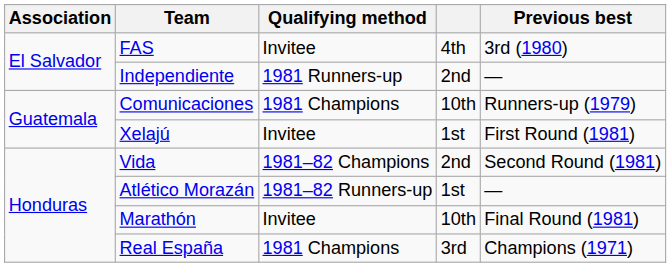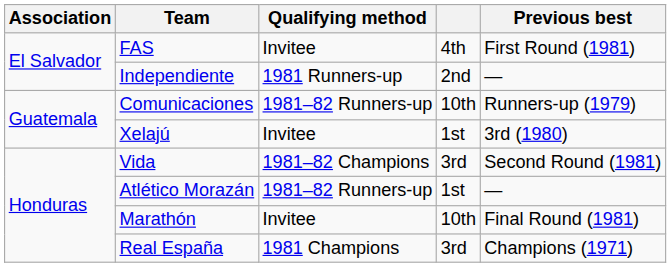(526, 47) 3rd (1980) -> (560, 47) First Round (1981)
(331, 104) 1981 Champions -> (347, 104) 1981–82 Runners-up
(560, 133) First Round (1981) -> (526, 133) 3rd (1980)
(456, 162) 2nd -> (454, 162) 3rd
